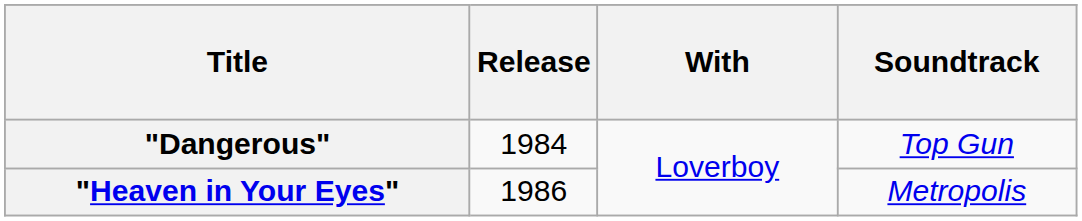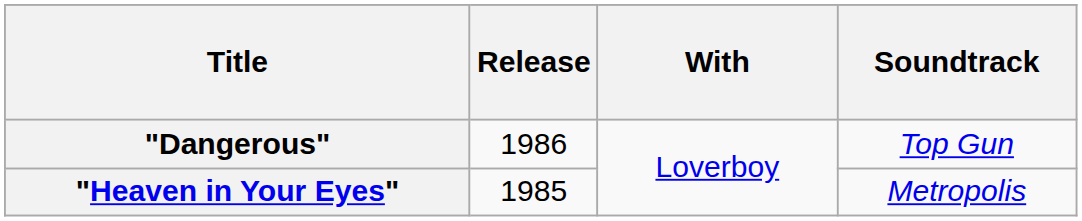(534, 143) 1984 -> (534, 143) 1986
(534, 191) 1986 -> (534, 191) 1985
